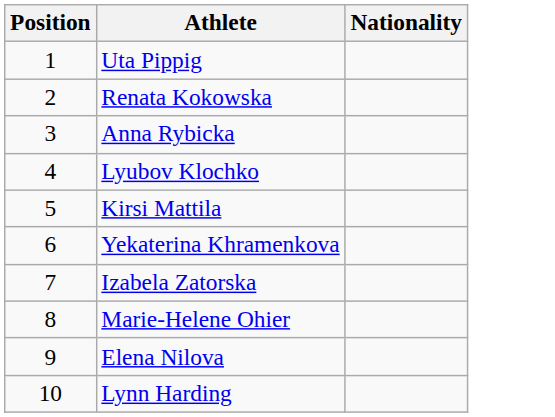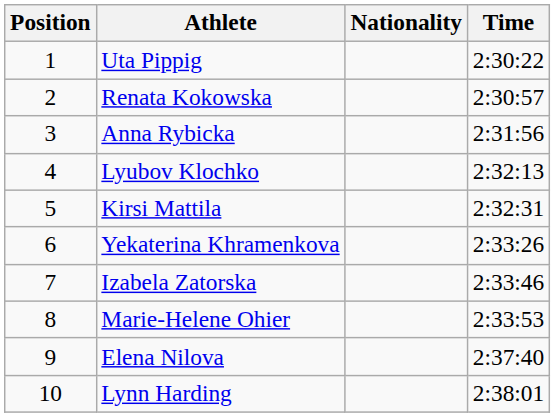+ column: (509, 23)
